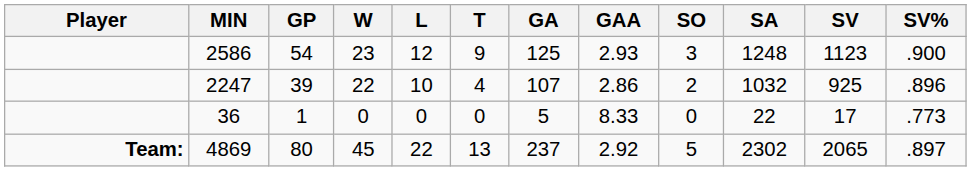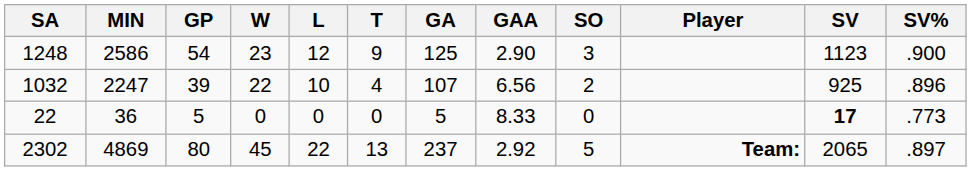columns swapped: (96, 20) <-> (764, 20)
(619, 52) 2.93 -> (516, 52) 2.90
(619, 85) 2.86 -> (516, 85) 6.56
(302, 117) 1 -> (199, 117) 5
(845, 117) normal -> (845, 117) bold
